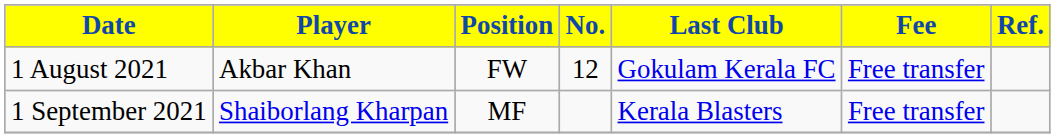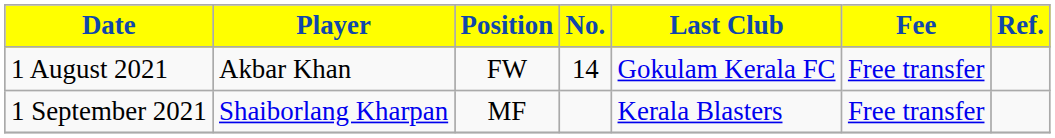(585, 68) 12 -> (585, 68) 14
